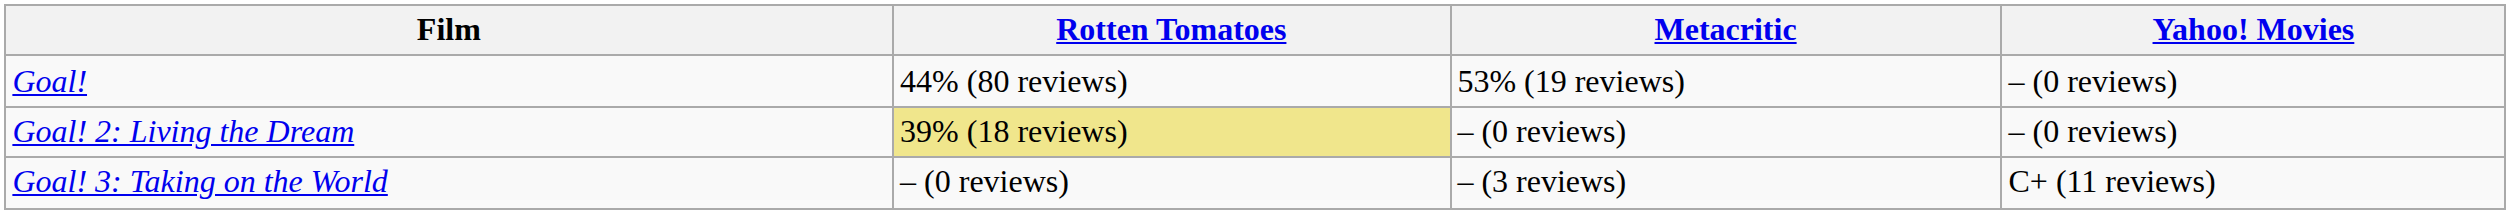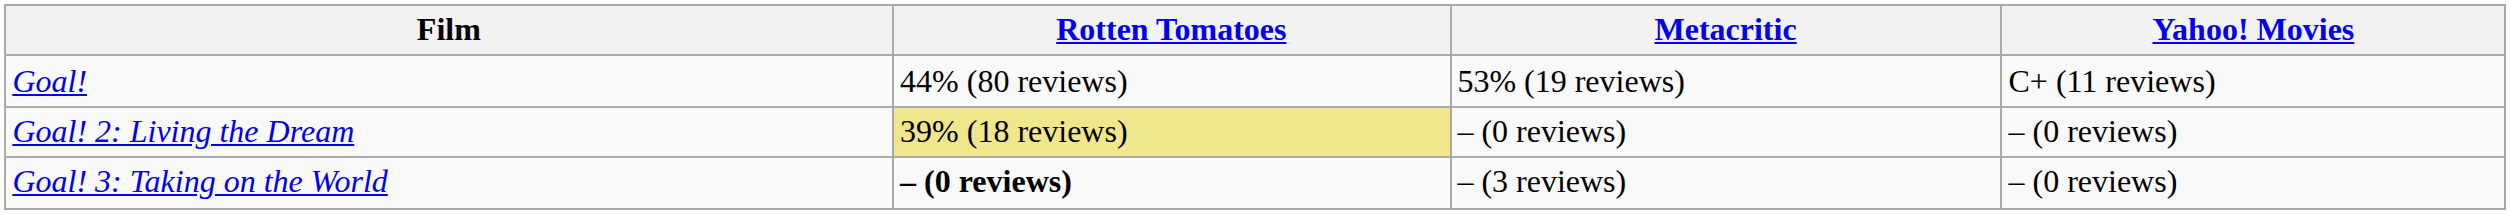(2093, 80) – (0 reviews) -> (2112, 80) C+ (11 reviews)
(984, 182) normal -> (986, 182) bold
(2112, 182) C+ (11 reviews) -> (2093, 182) – (0 reviews)
